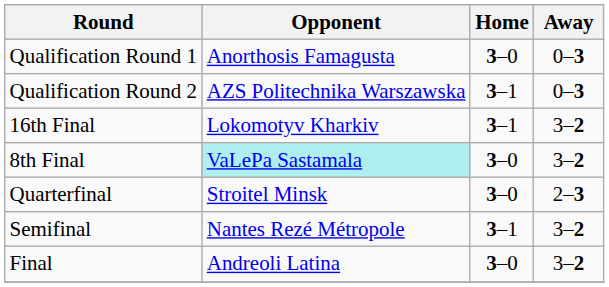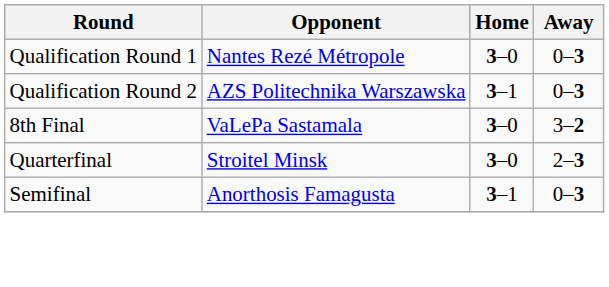(301, 56) Anorthosis Famagusta -> (306, 56) Nantes Rezé Métropole
- row: (52, 125)
(284, 160) paleturquoise background -> (284, 125) no background
(306, 229) Nantes Rezé Métropole -> (301, 194) Anorthosis Famagusta
(569, 229) 3–2 -> (569, 194) 0–3
- row: (31, 264)
